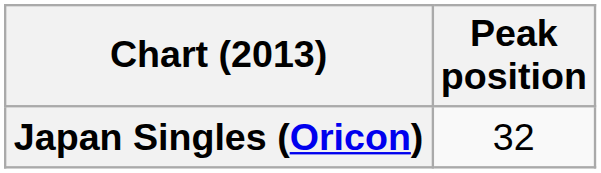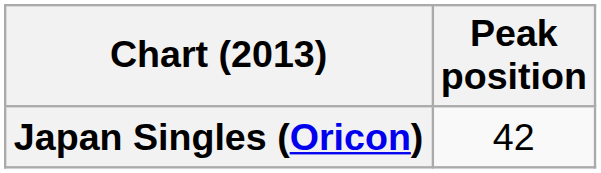(514, 136) 32 -> (514, 136) 42
